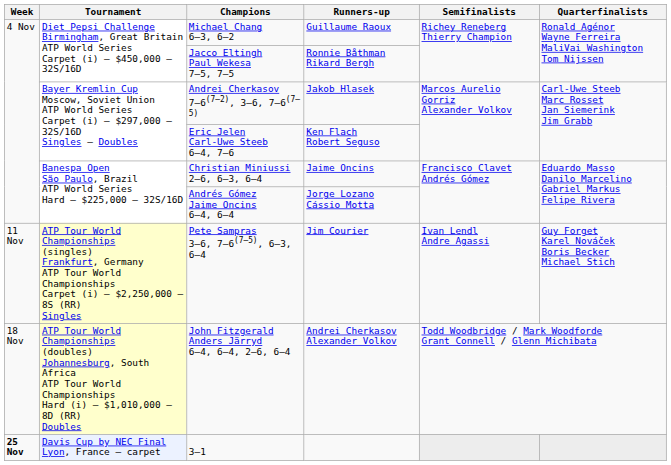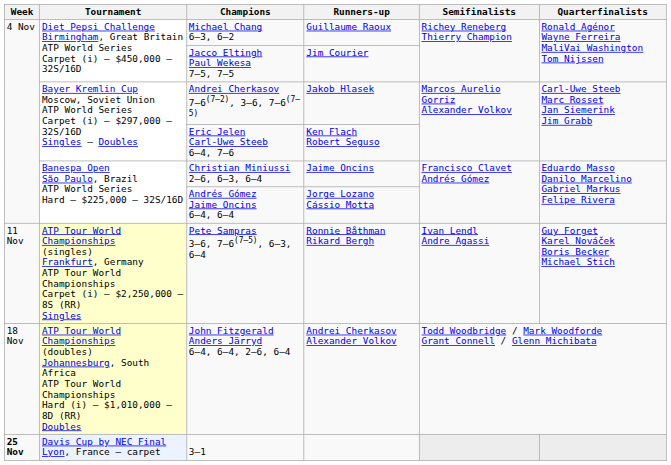(346, 59) Ronnie Båthman Rikard Bergh -> (337, 53) Jim Courier
(337, 231) Jim Courier -> (346, 236) Ronnie Båthman Rikard Bergh
